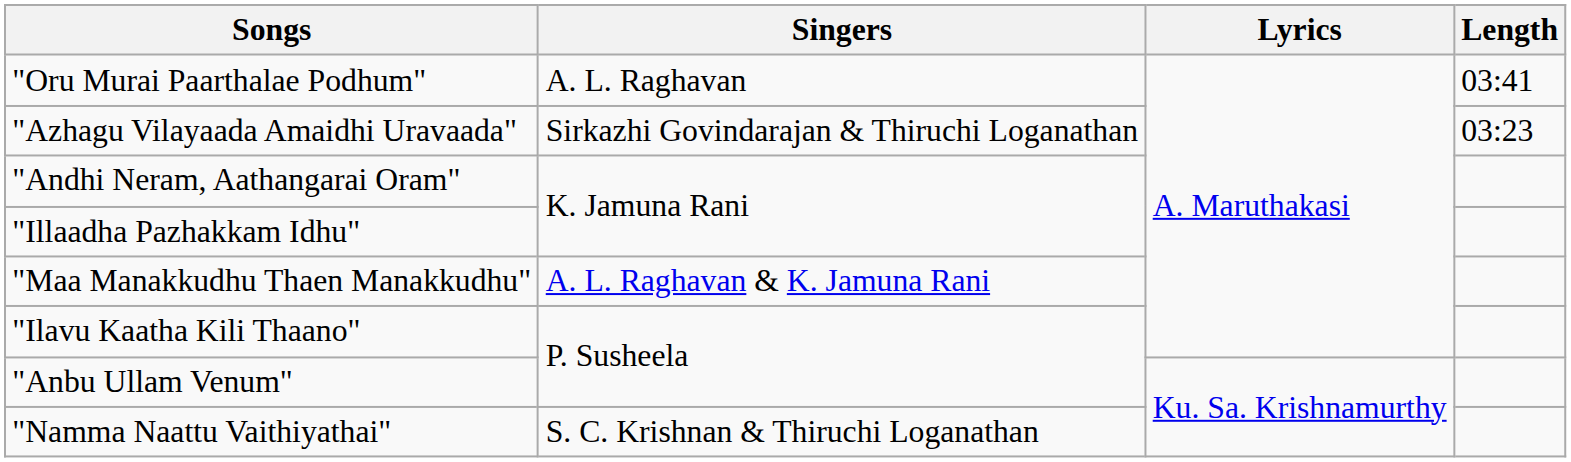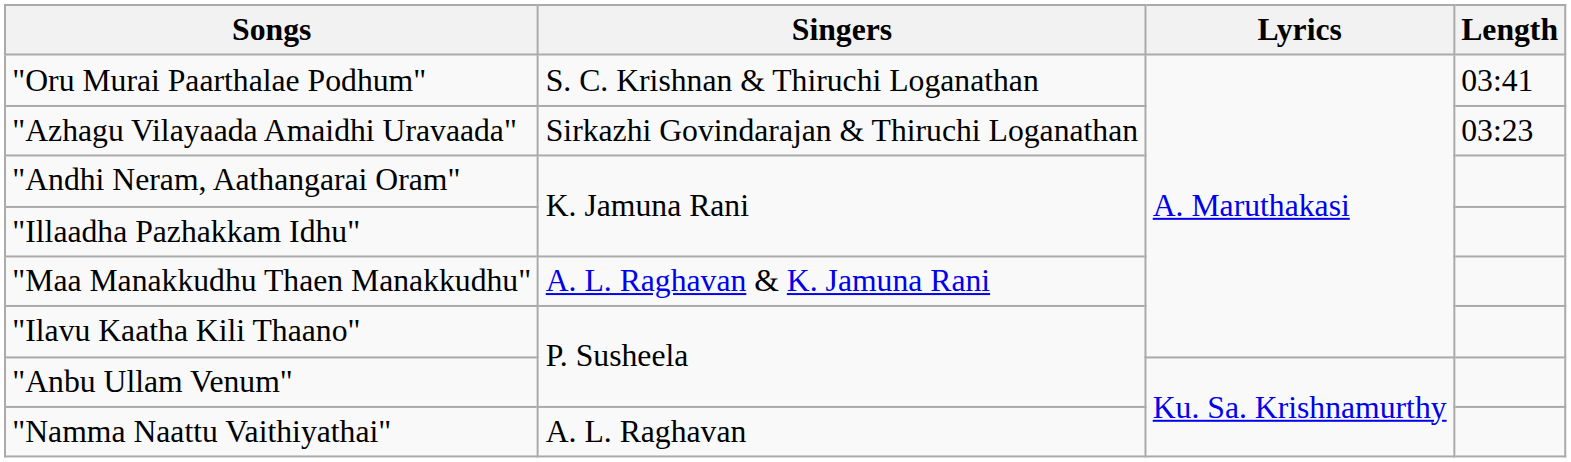(646, 79) A. L. Raghavan -> (792, 79) S. C. Krishnan & Thiruchi Loganathan
(792, 431) S. C. Krishnan & Thiruchi Loganathan -> (646, 431) A. L. Raghavan
